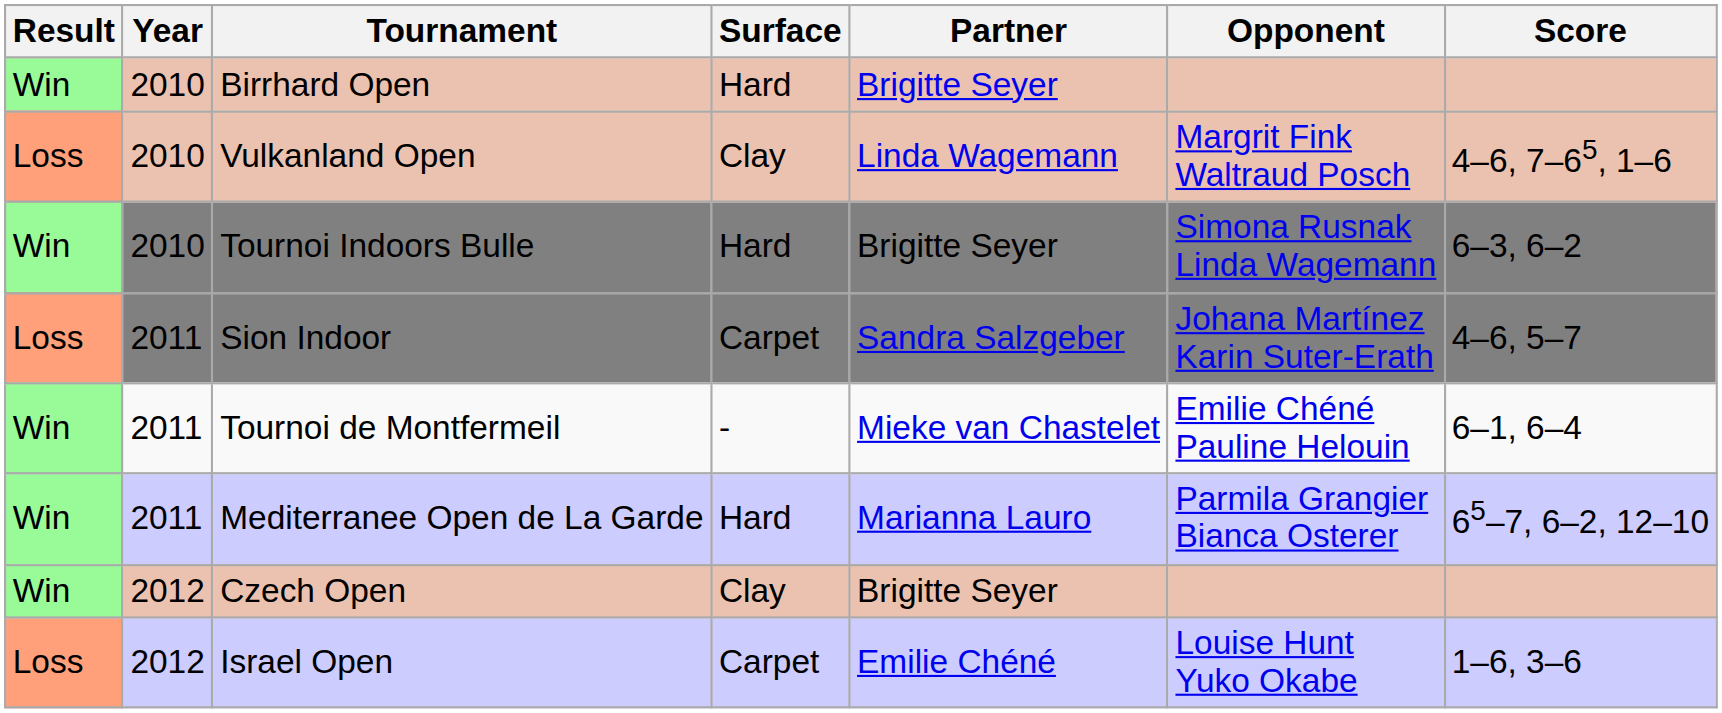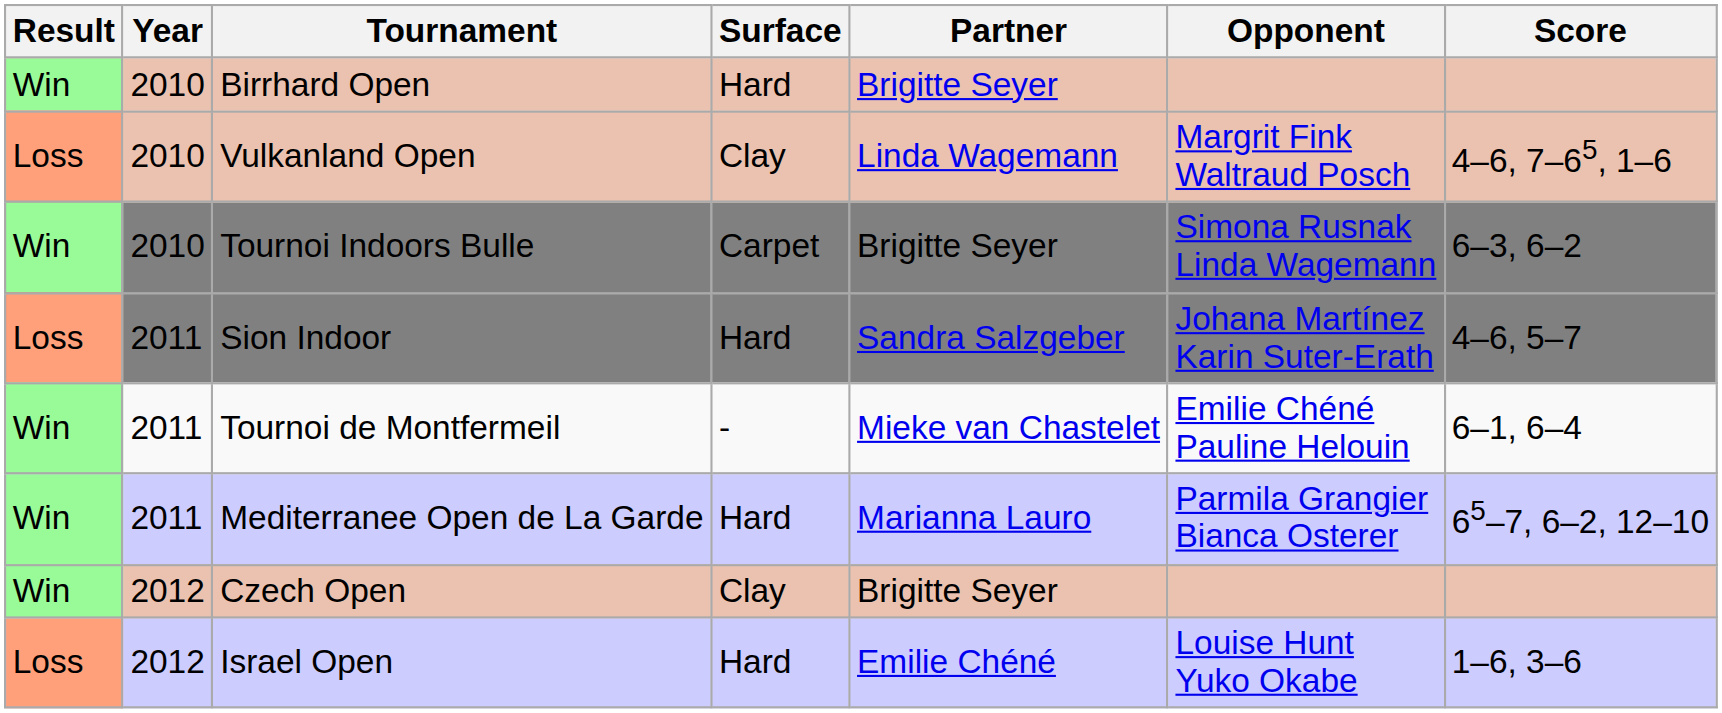(755, 246) Hard -> (769, 246) Carpet
(769, 337) Carpet -> (755, 337) Hard
(769, 662) Carpet -> (755, 662) Hard
